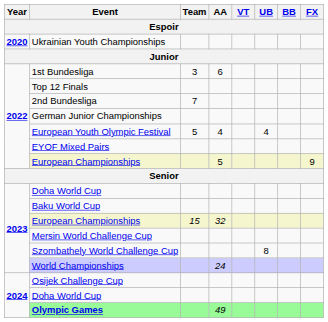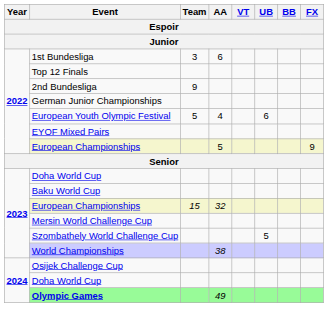- row: (17, 42)
(195, 101) 7 -> (195, 87) 9
(266, 131) 4 -> (266, 116) 6
(266, 251) 8 -> (266, 236) 5
(220, 266) 24 -> (220, 251) 38
